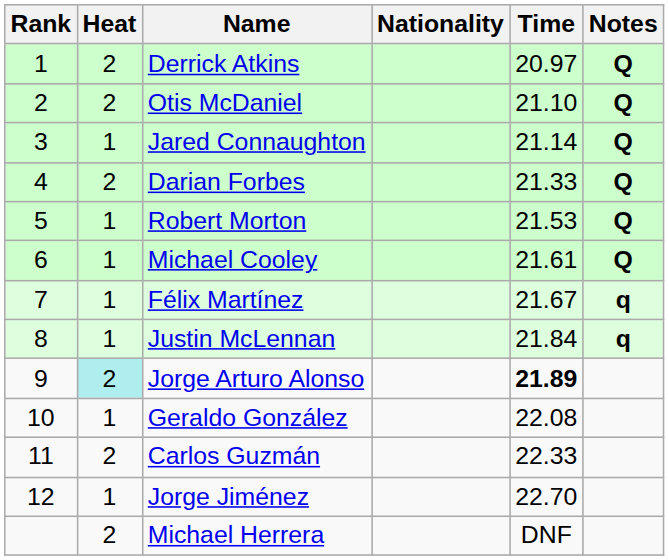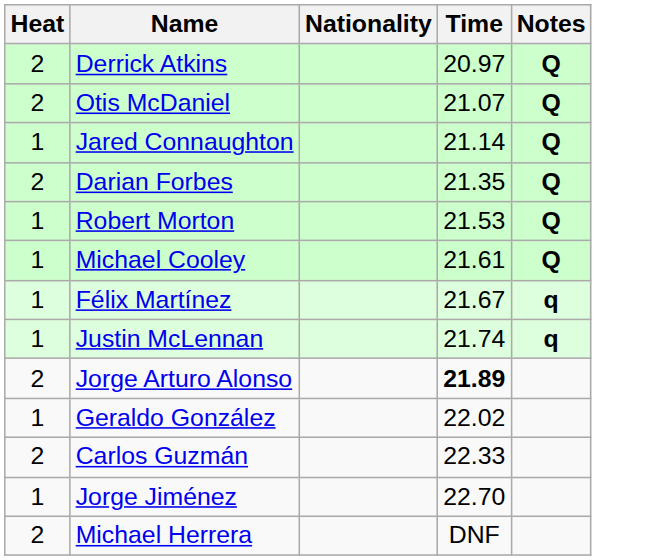- column: (41, 24)
(546, 102) 21.10 -> (474, 102) 21.07
(546, 181) 21.33 -> (474, 181) 21.35
(546, 338) 21.84 -> (474, 338) 21.74
(109, 378) paleturquoise background -> (37, 378) no background
(546, 417) 22.08 -> (474, 417) 22.02
